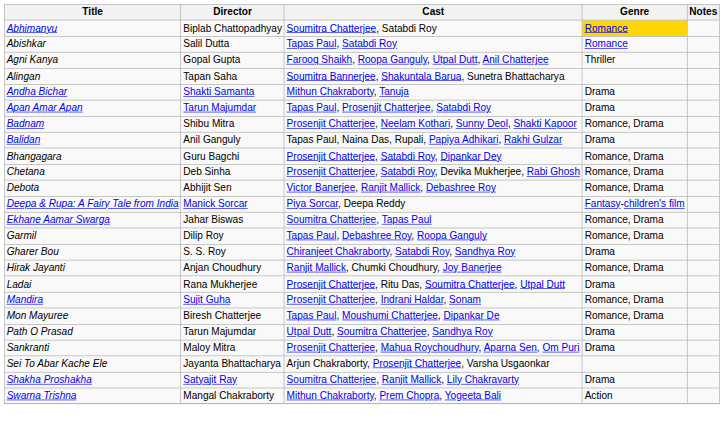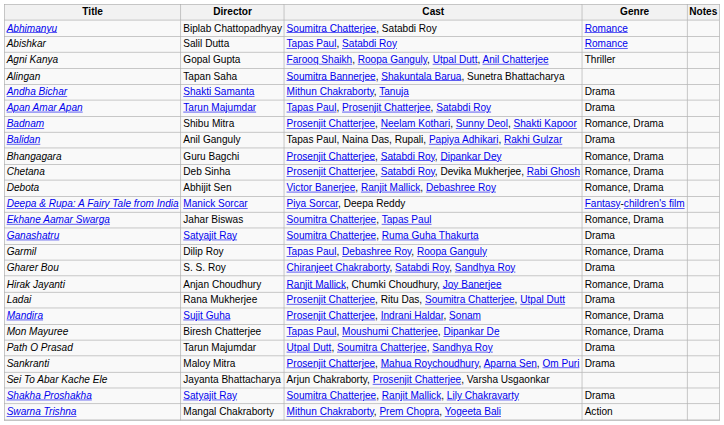(606, 28) gold background -> (606, 28) no background
+ row: (33, 236)
